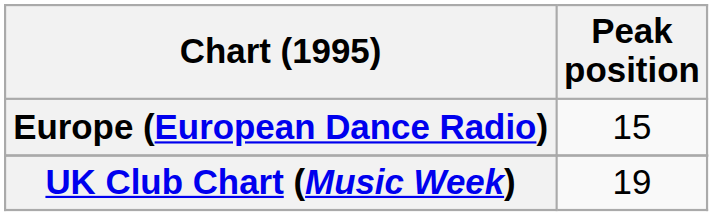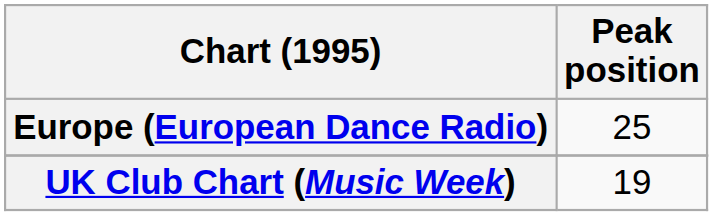(632, 126) 15 -> (632, 126) 25
